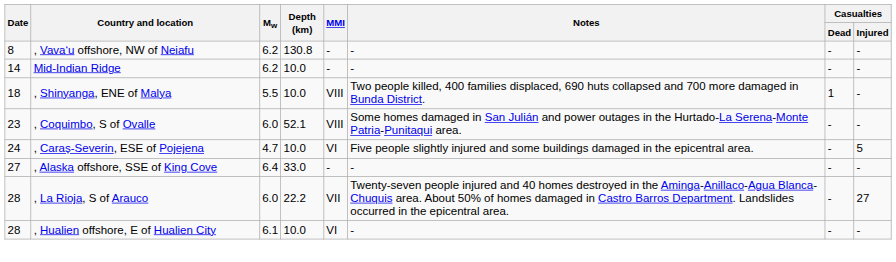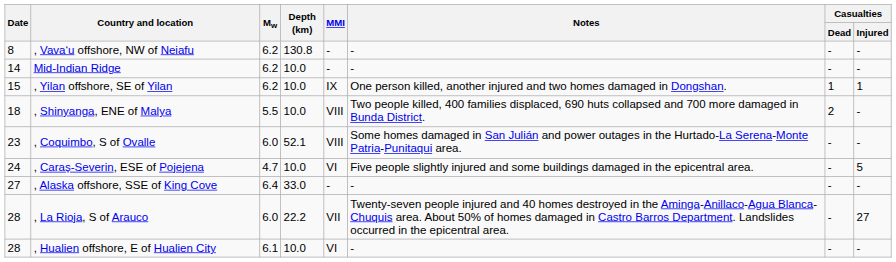+ row: (103, 86)
(831, 93) 1 -> (831, 111) 2
